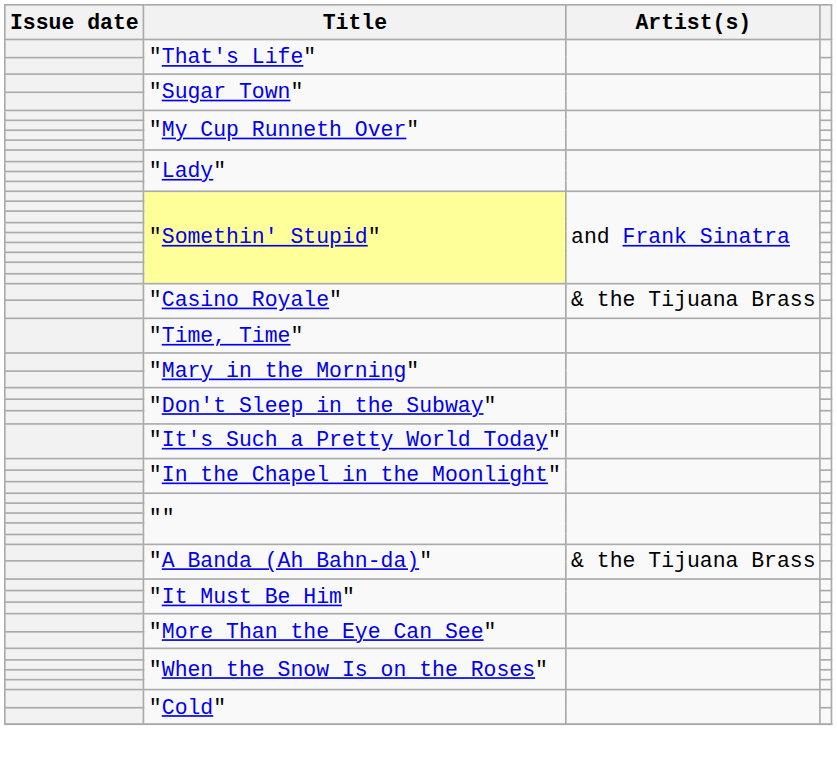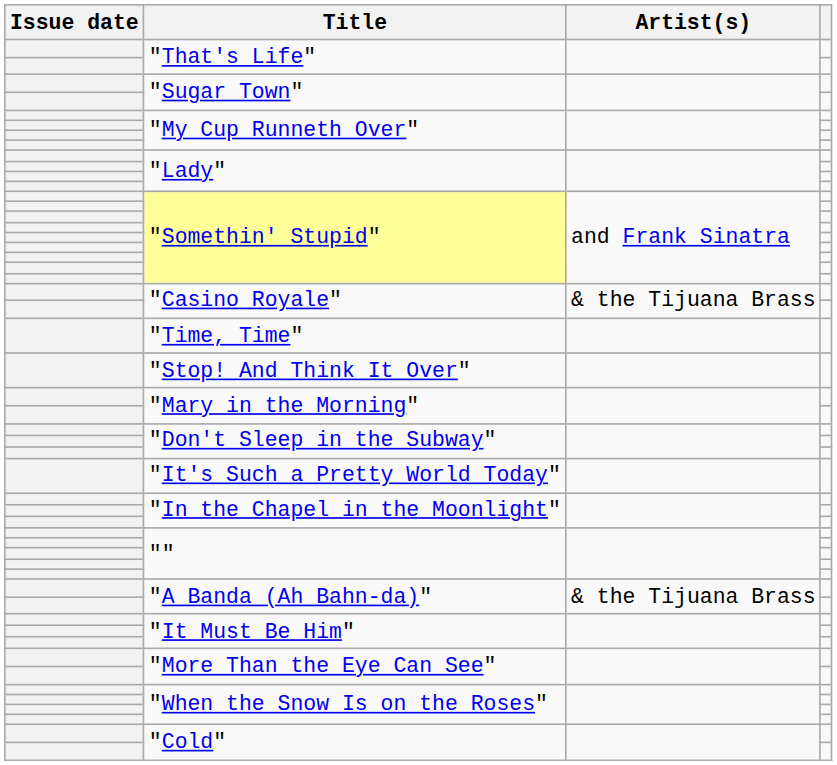+ row: (310, 371)
